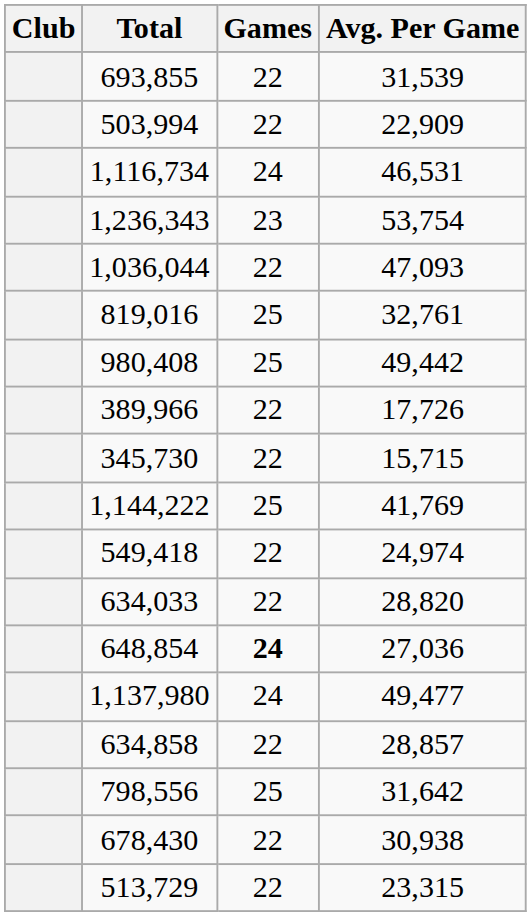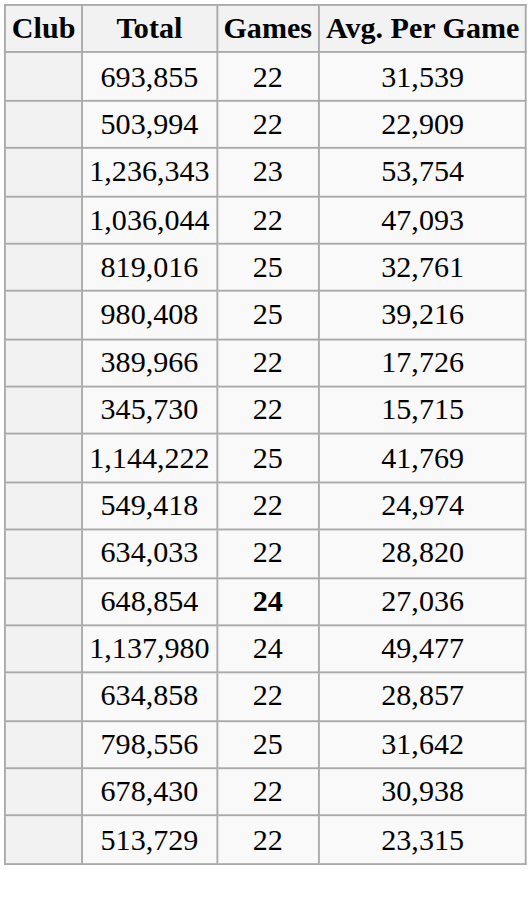- row: (149, 171)
(423, 362) 49,442 -> (423, 314) 39,216
